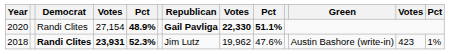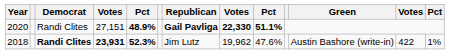(110, 27) 27,154 -> (110, 27) 27,151
(406, 42) 423 -> (406, 42) 422
